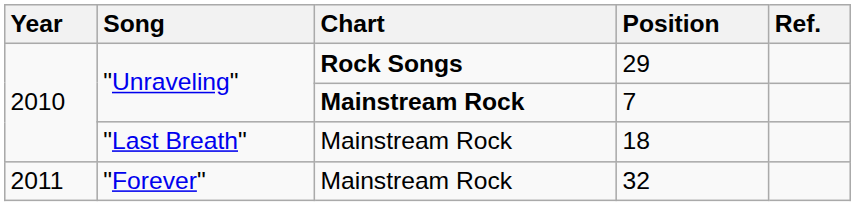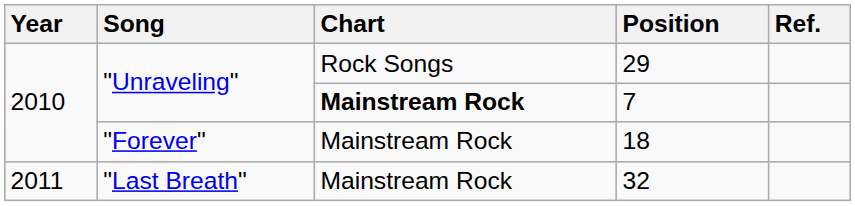(392, 63) bold -> (387, 63) normal
(175, 141) "Last Breath" -> (154, 141) "Forever"
(154, 180) "Forever" -> (175, 180) "Last Breath"
